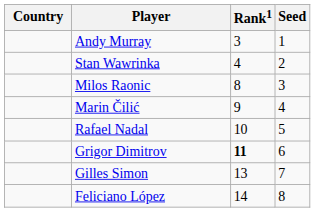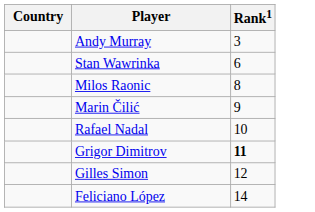- column: (292, 17)
(237, 63) 4 -> (237, 63) 6
(241, 173) 13 -> (241, 173) 12
